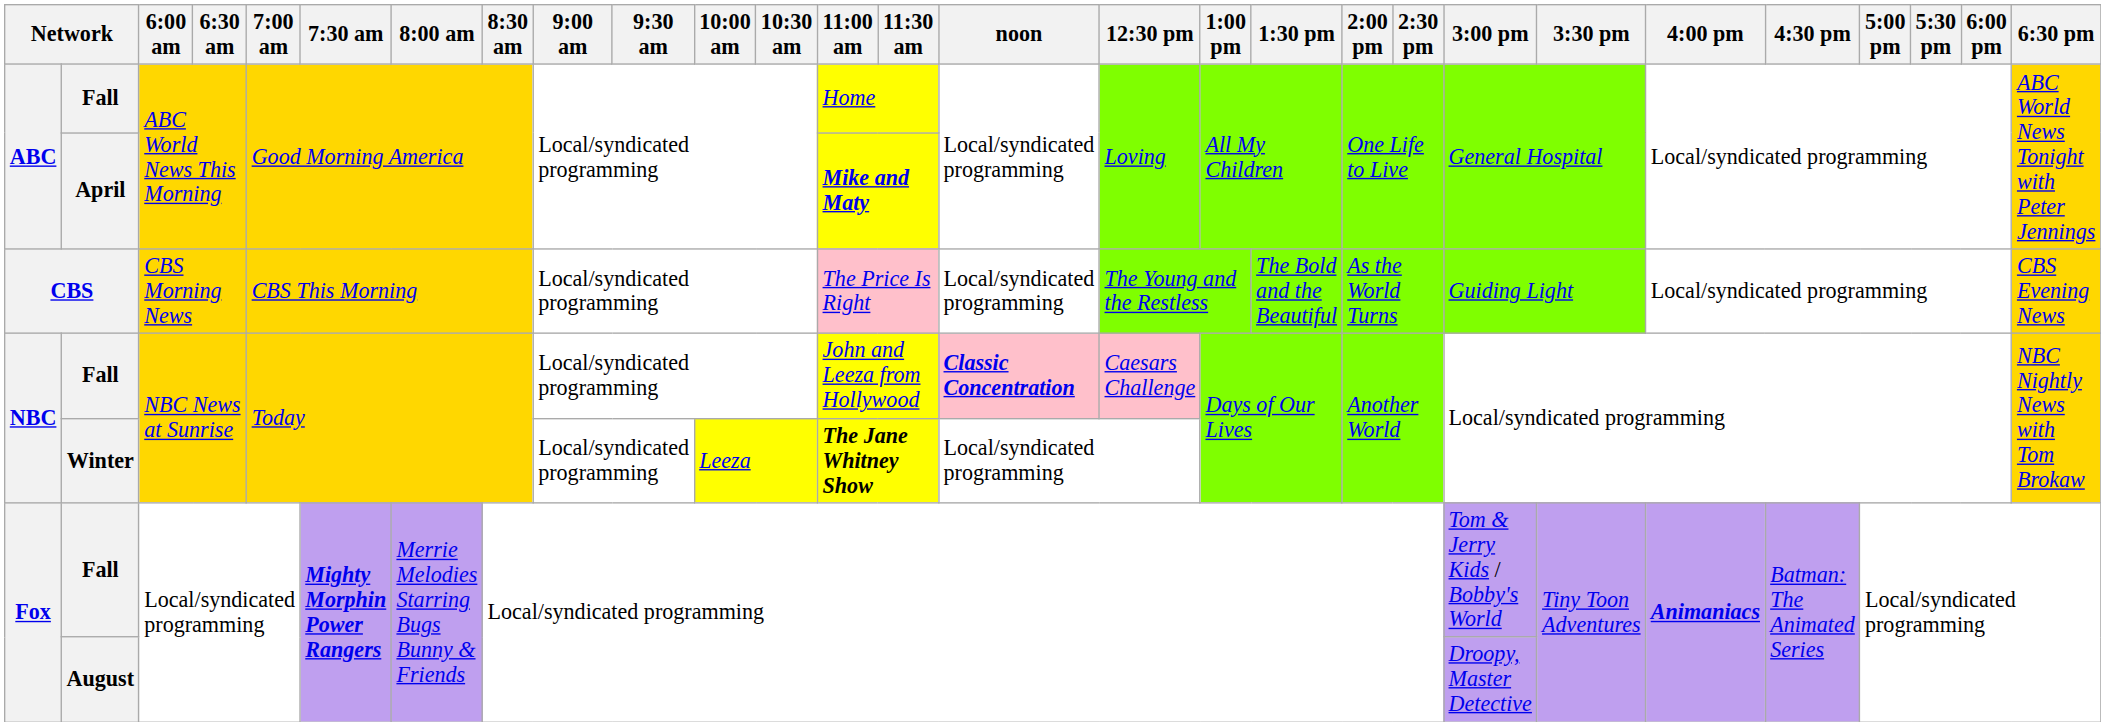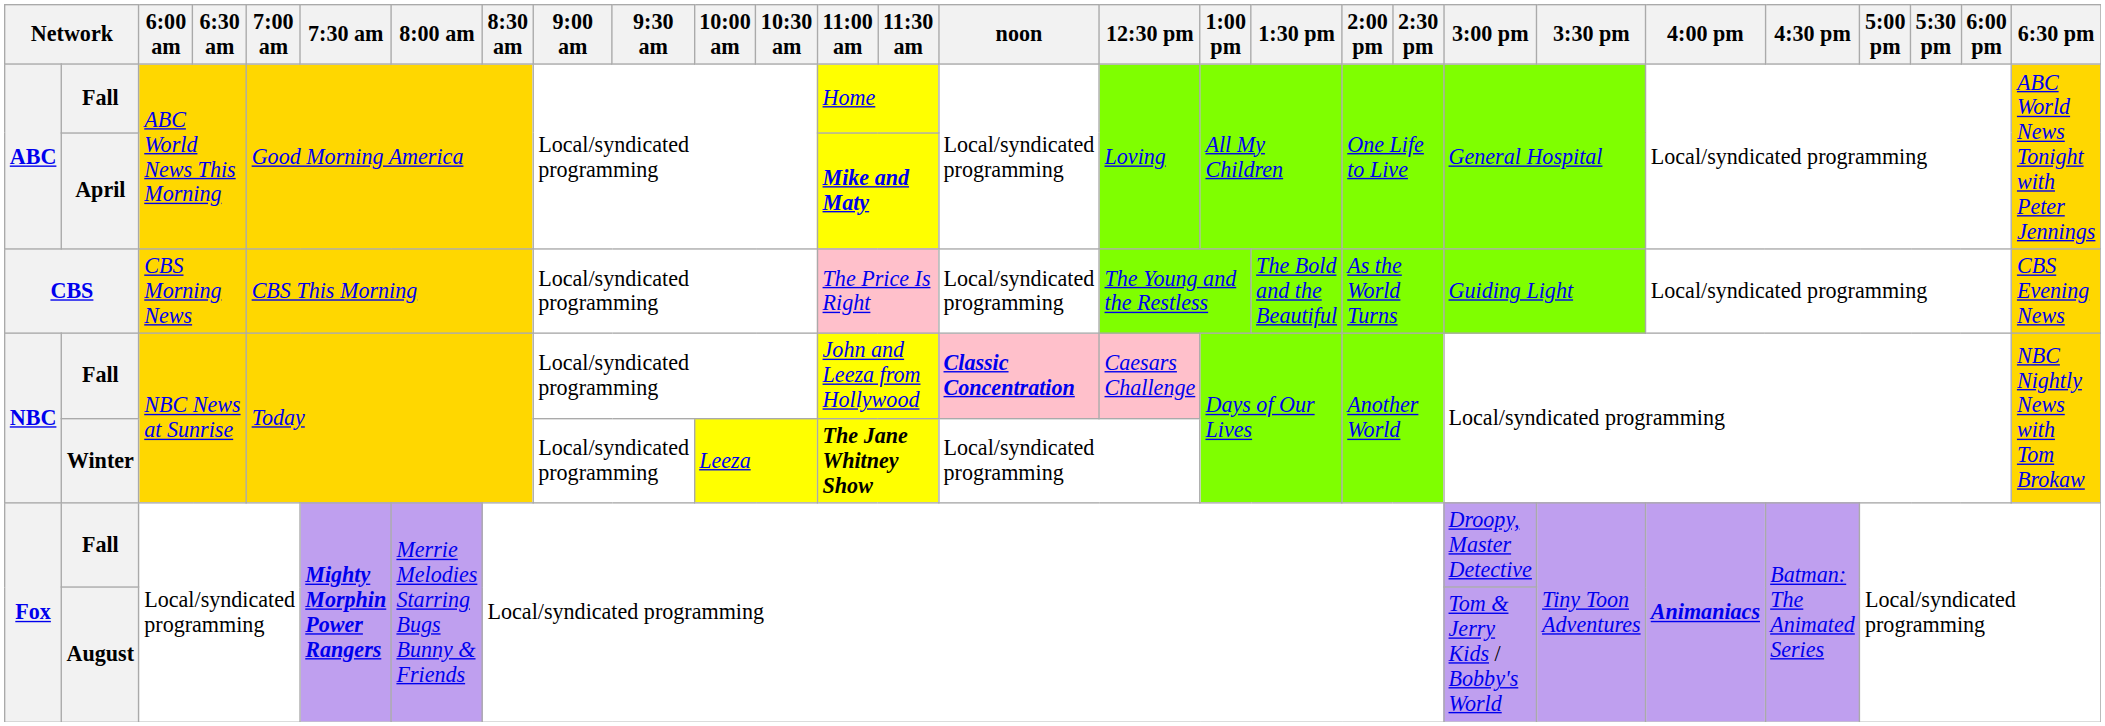(1483, 569) Tom & Jerry Kids / Bobby's World -> (1490, 544) Droopy, Master Detective
(1490, 679) Droopy, Master Detective -> (1483, 654) Tom & Jerry Kids / Bobby's World
